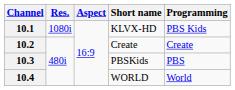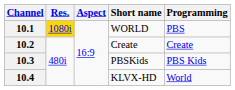(60, 28) no background -> (60, 28) gold background
(134, 28) KLVX-HD -> (130, 28) WORLD
(186, 28) PBS Kids -> (175, 28) PBS
(175, 61) PBS -> (186, 61) PBS Kids
(130, 77) WORLD -> (134, 77) KLVX-HD
